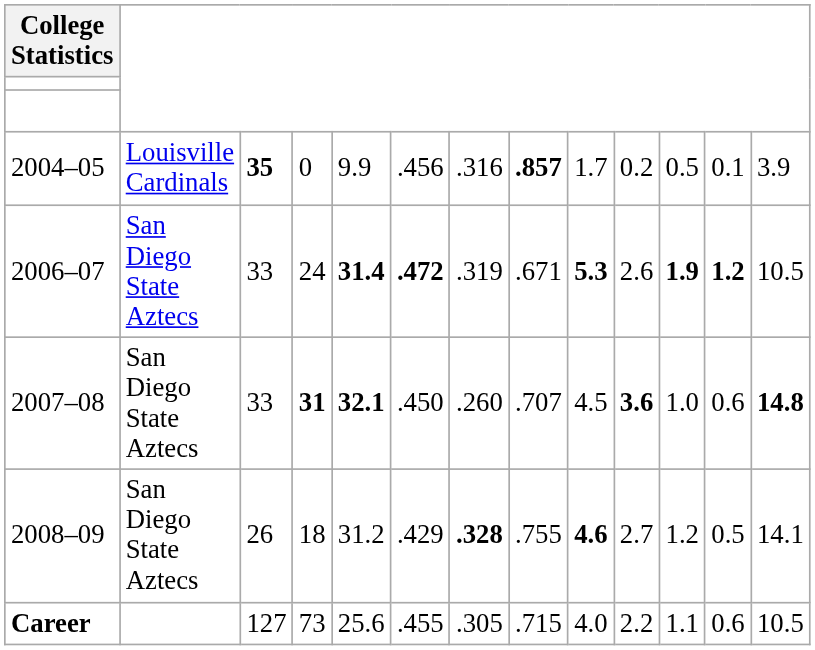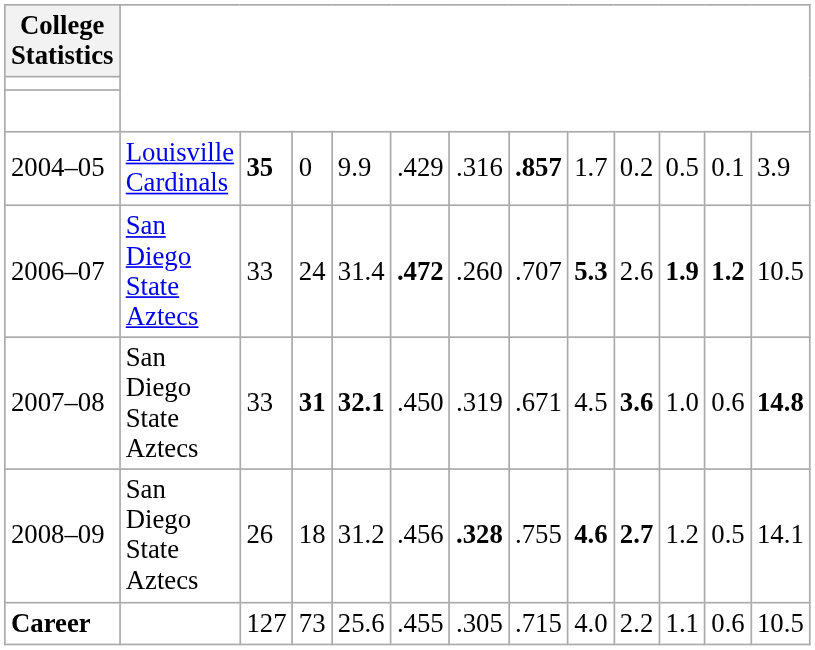(420, 167) .456 -> (420, 167) .429
(361, 270) bold -> (361, 270) normal
(479, 270) .319 -> (479, 270) .260
(538, 270) .671 -> (538, 270) .707
(479, 402) .260 -> (479, 402) .319
(538, 402) .707 -> (538, 402) .671
(420, 535) .429 -> (420, 535) .456
(637, 535) normal -> (637, 535) bold
